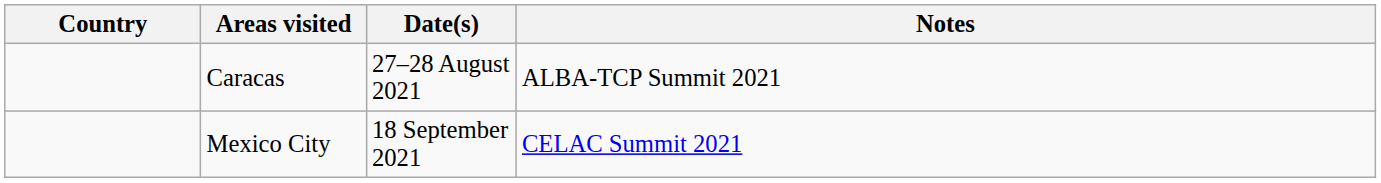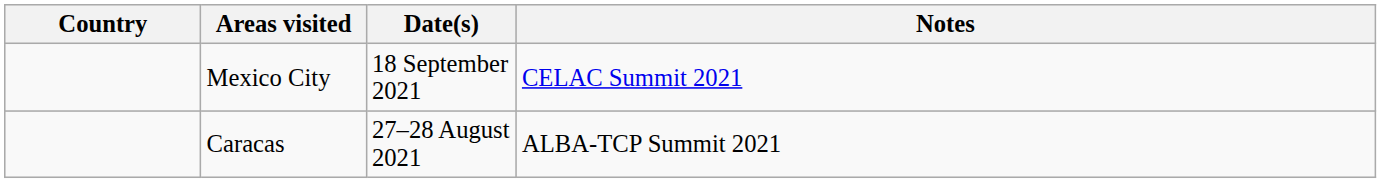rows swapped: (246, 76) <-> (269, 143)
